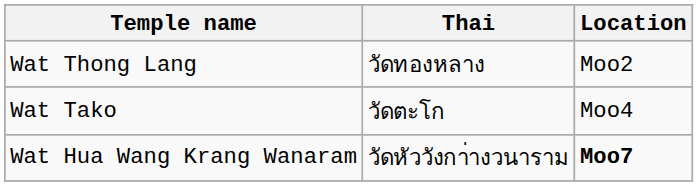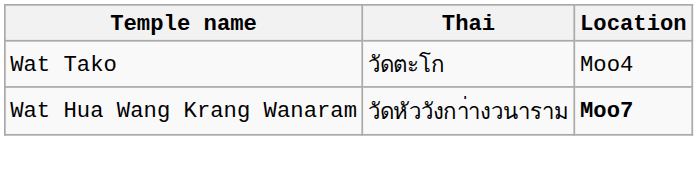- row: (104, 64)
